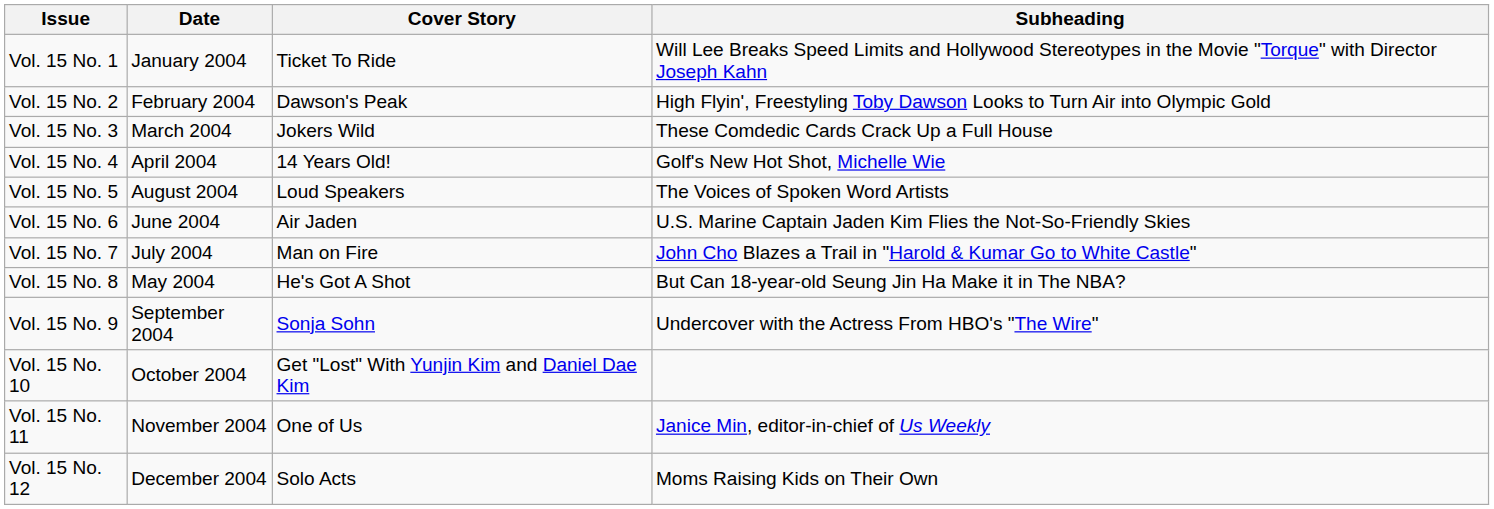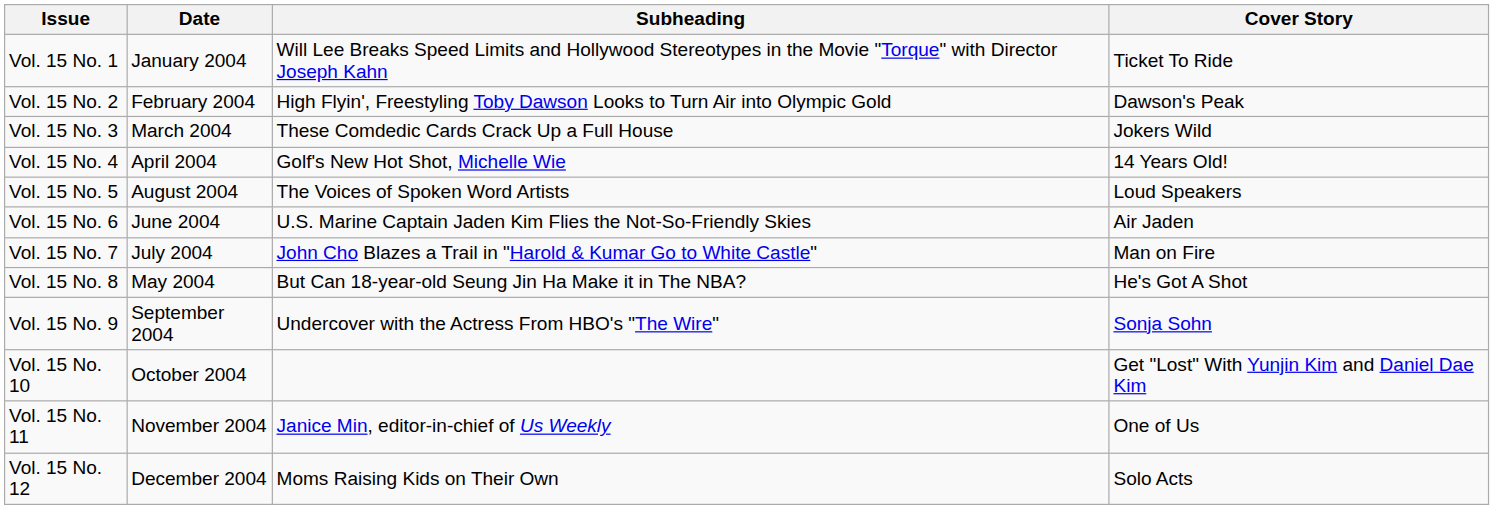columns swapped: (462, 19) <-> (1070, 19)
